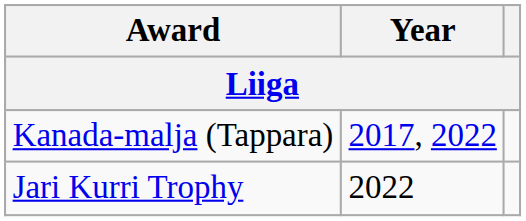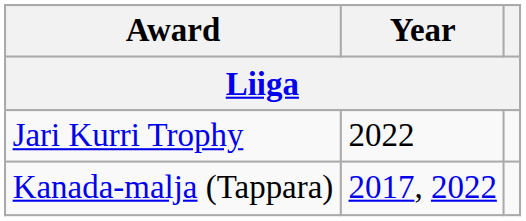rows swapped: (173, 135) <-> (128, 187)
